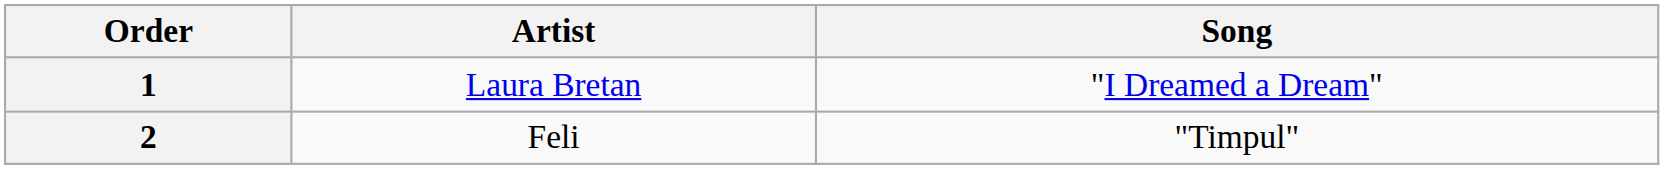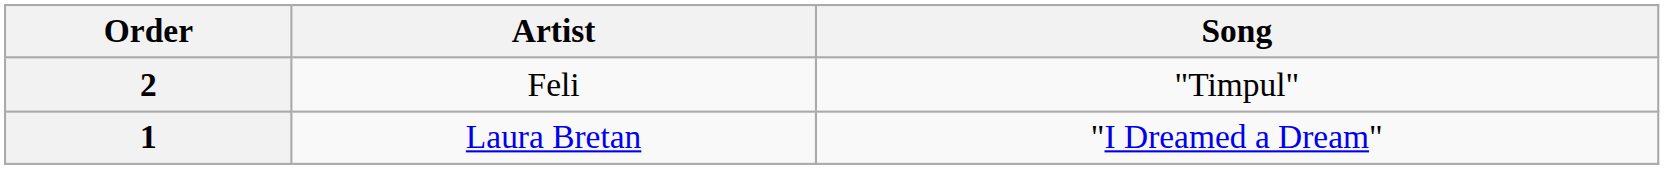rows swapped: (148, 84) <-> (148, 137)
